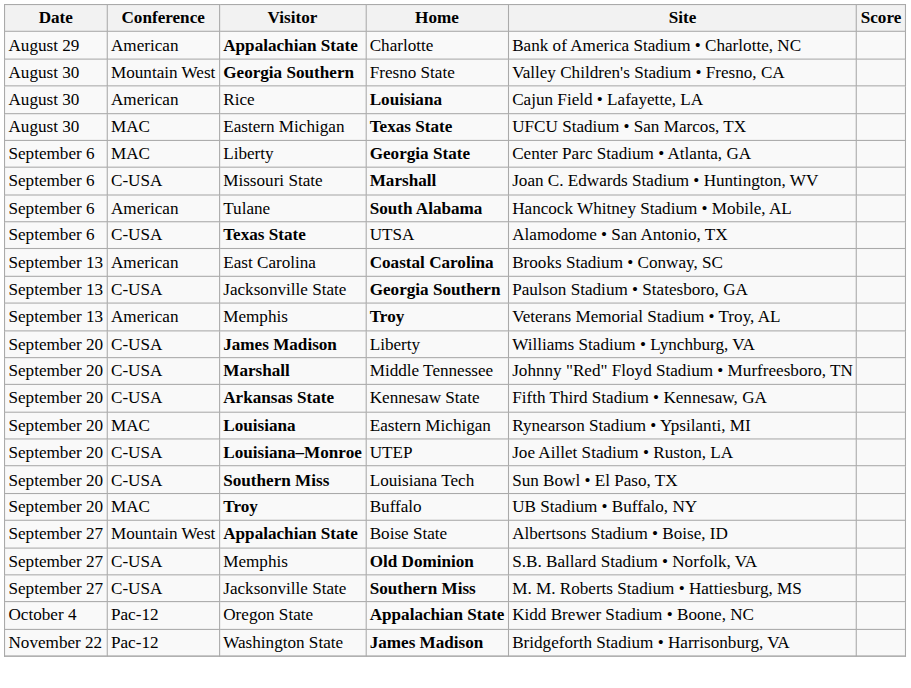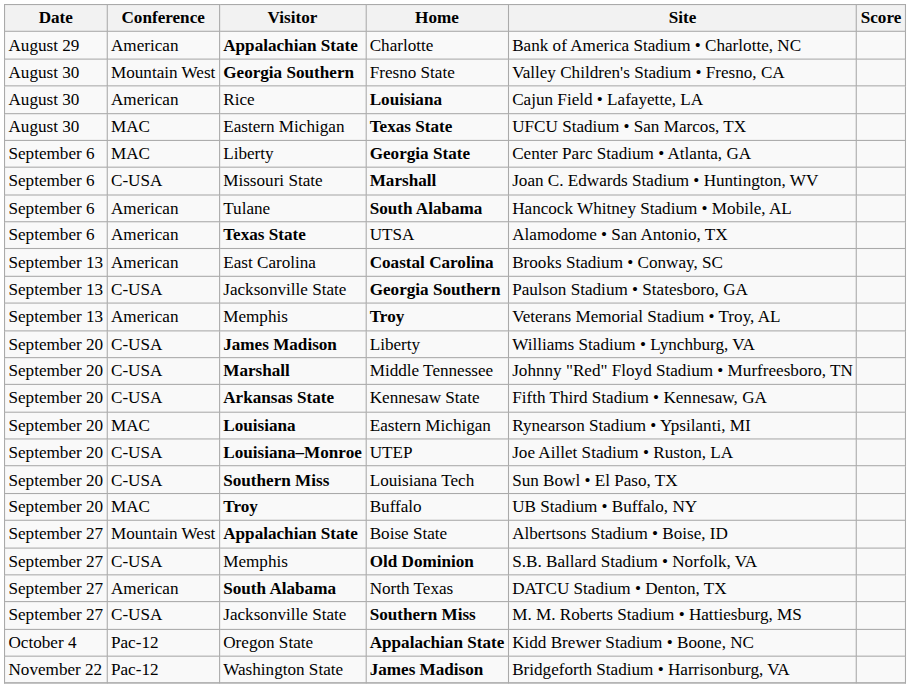(137, 235) C-USA -> (145, 235) American
+ row: (411, 588)
